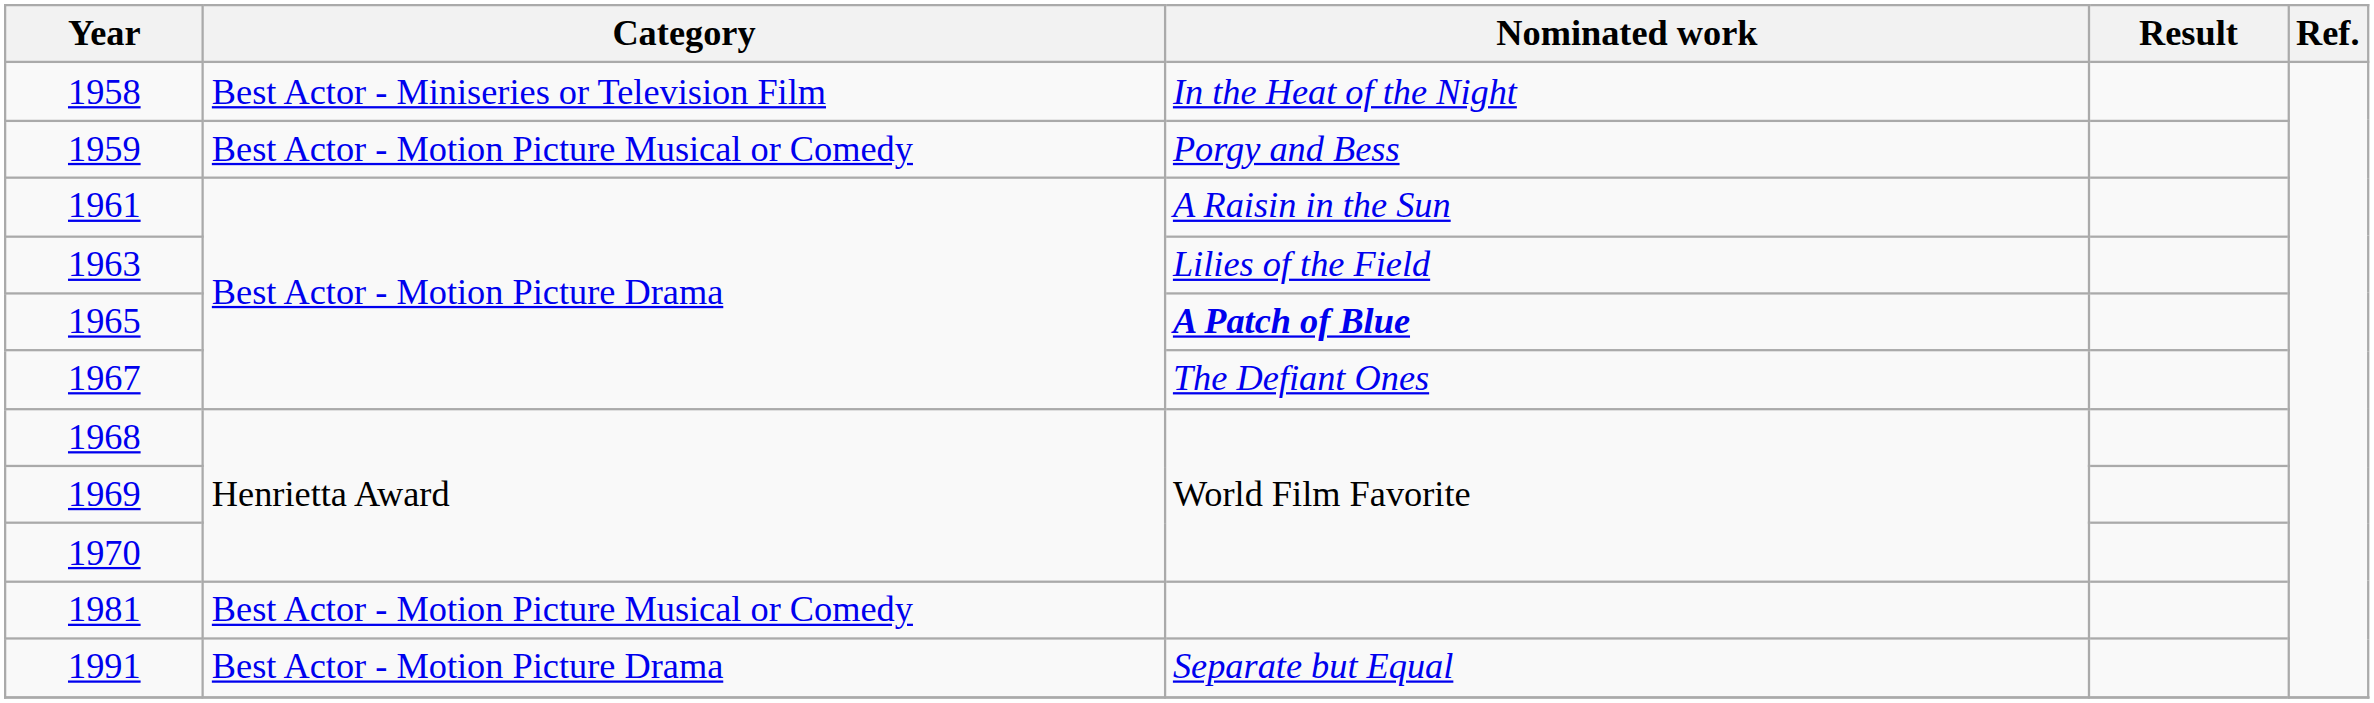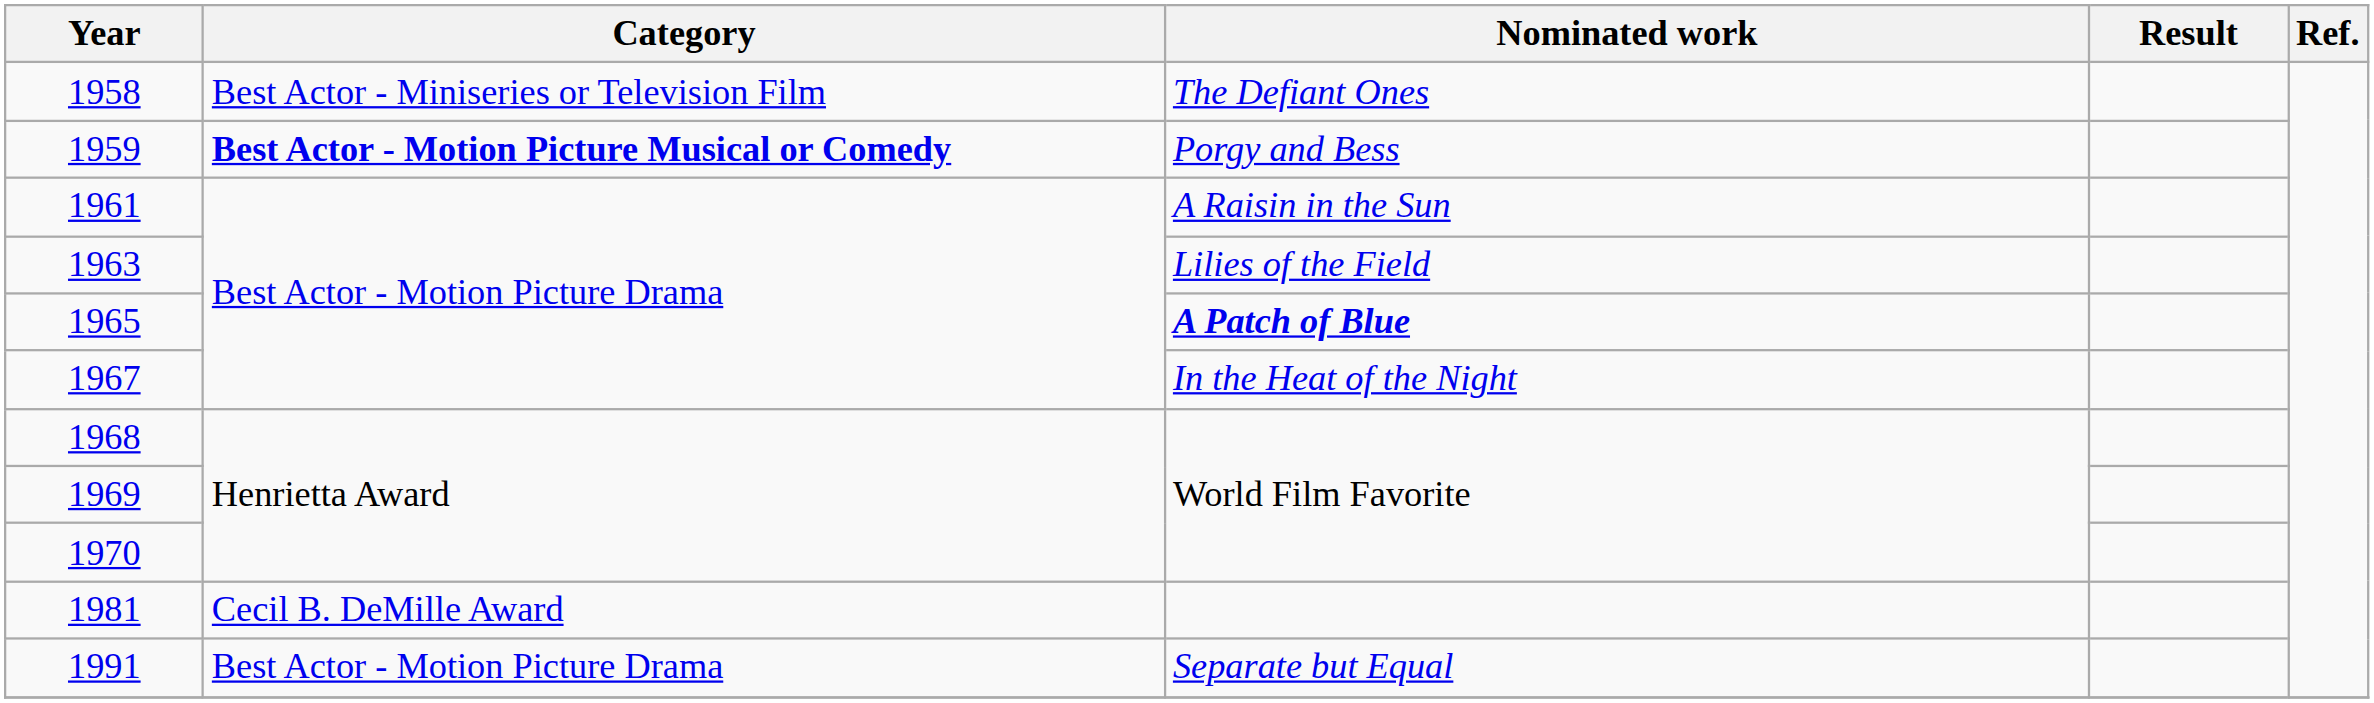(1345, 90) In the Heat of the Night -> (1301, 90) The Defiant Ones
(562, 148) normal -> (582, 148) bold
(1301, 378) The Defiant Ones -> (1345, 378) In the Heat of the Night
(562, 609) Best Actor - Motion Picture Musical or Comedy -> (388, 609) Cecil B. DeMille Award
